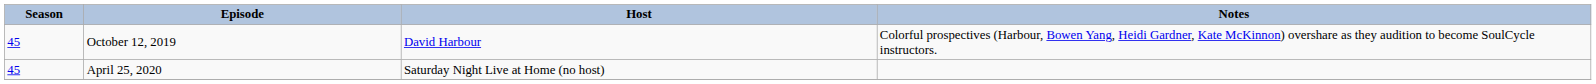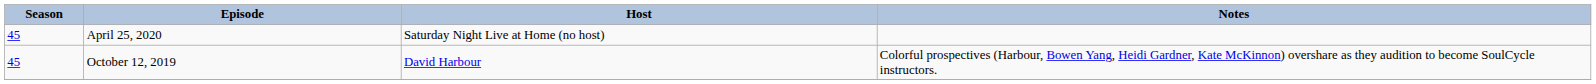rows swapped: (131, 42) <-> (124, 69)
